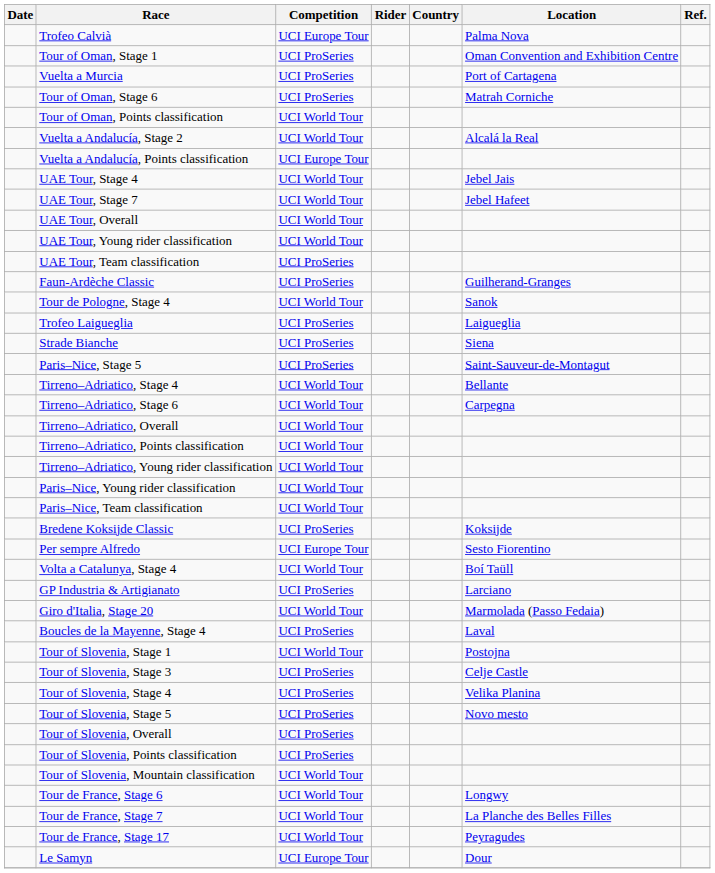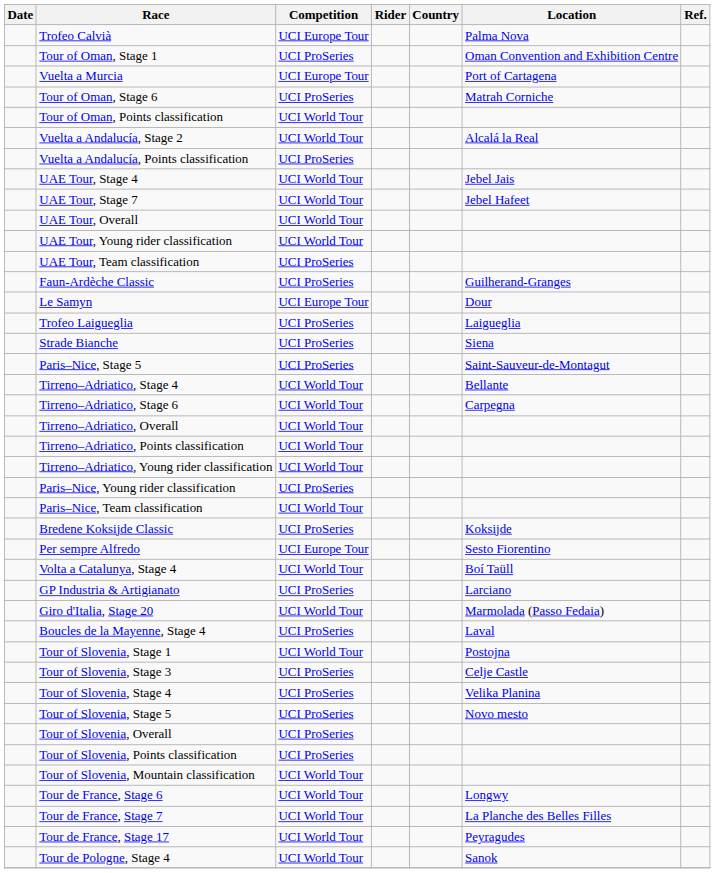(316, 76) UCI ProSeries -> (324, 76) UCI Europe Tour
(324, 158) UCI Europe Tour -> (316, 158) UCI ProSeries
rows swapped: (66, 857) <-> (105, 302)
(321, 487) UCI World Tour -> (316, 487) UCI ProSeries
